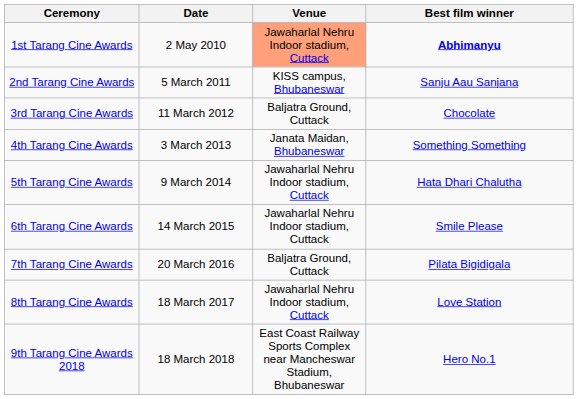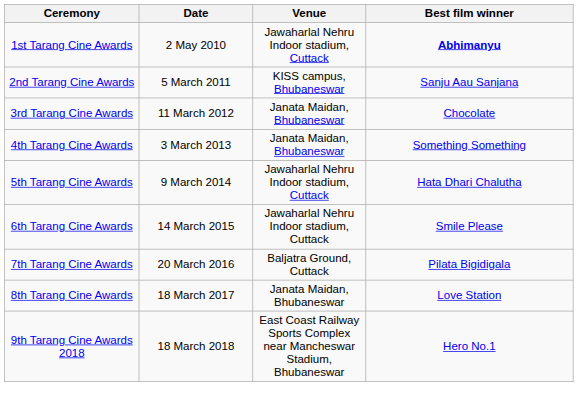(309, 44) lightsalmon background -> (309, 44) no background
(309, 113) Baljatra Ground, Cuttack -> (309, 113) Janata Maidan, Bhubaneswar
(309, 302) Jawaharlal Nehru Indoor stadium, Cuttack -> (309, 295) Janata Maidan, Bhubaneswar
